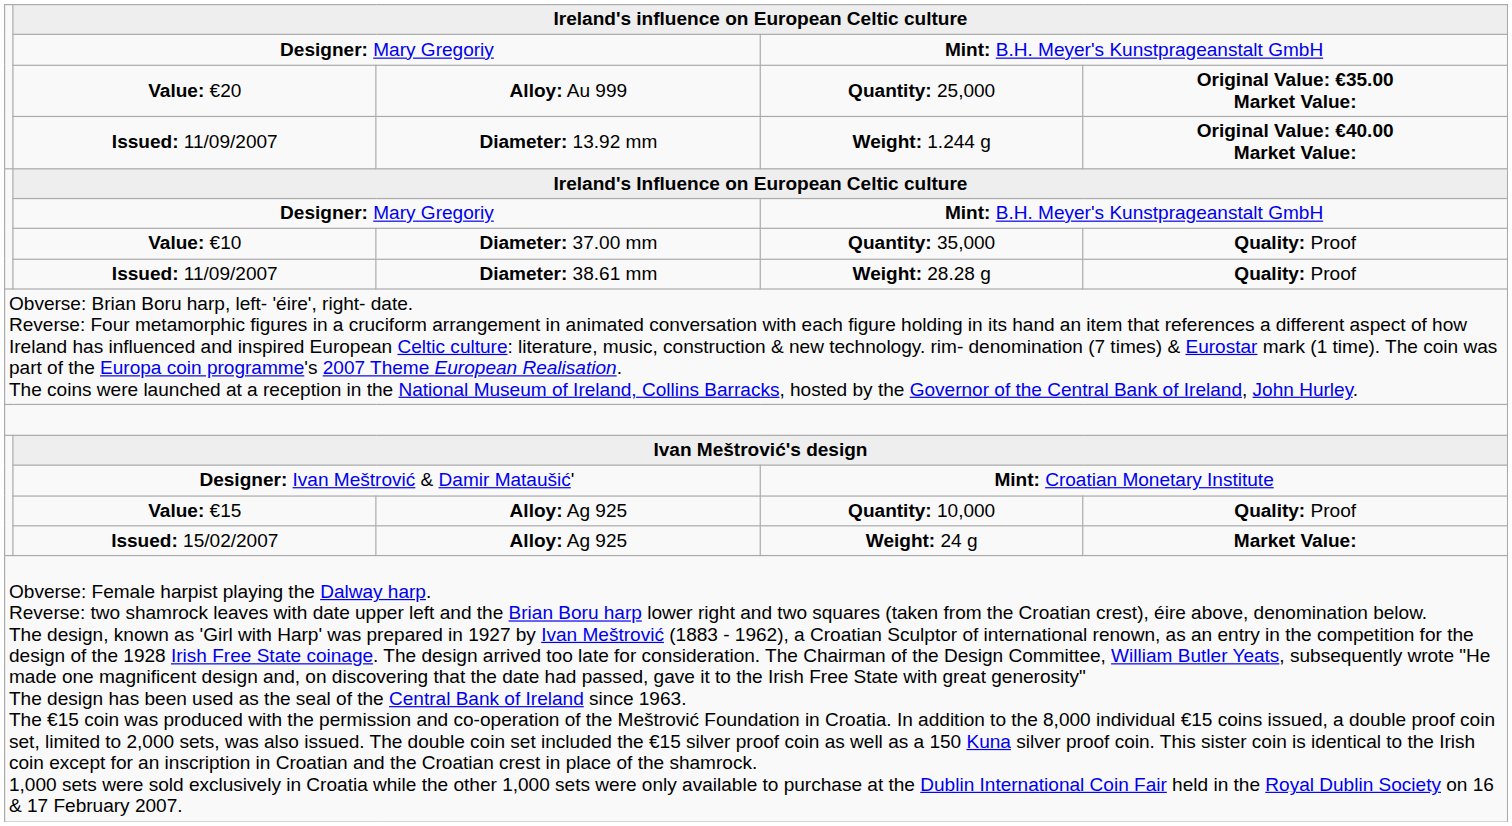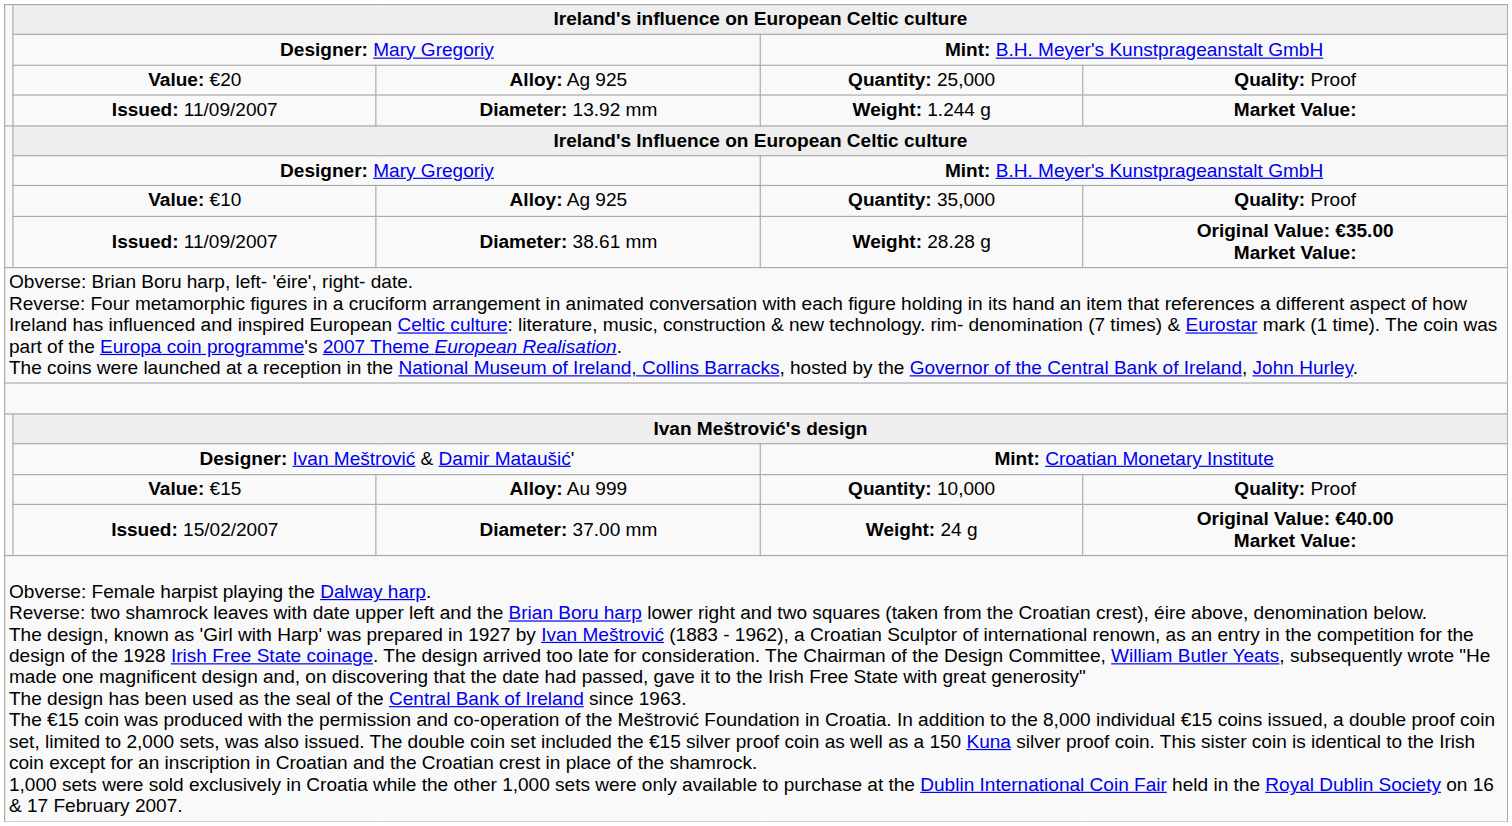(568, 90) Alloy: Au 999 -> (568, 79) Alloy: Ag 925
(1295, 90) Original Value: €35.00 Market Value: -> (1295, 79) Quality: Proof
(1295, 142) Original Value: €40.00 Market Value: -> (1295, 110) Market Value:
(568, 243) Diameter: 37.00 mm -> (568, 200) Alloy: Ag 925
(1295, 273) Quality: Proof -> (1295, 241) Original Value: €35.00 Market Value:
(568, 510) Alloy: Ag 925 -> (568, 489) Alloy: Au 999
(568, 540) Alloy: Ag 925 -> (568, 529) Diameter: 37.00 mm
(1295, 540) Market Value: -> (1295, 529) Original Value: €40.00 Market Value:
